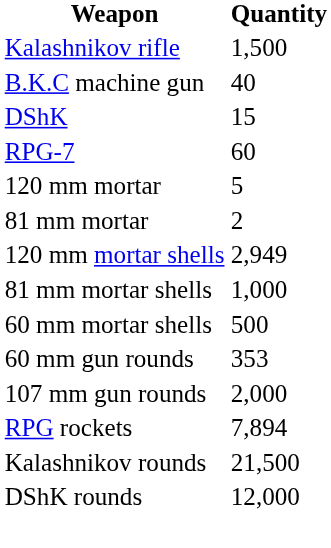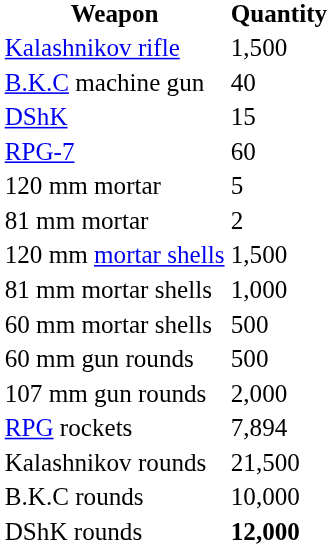(259, 255) 2,949 -> (259, 255) 1,500
(250, 358) 353 -> (250, 358) 500
+ row: (74, 497)
(265, 497) normal -> (265, 531) bold
